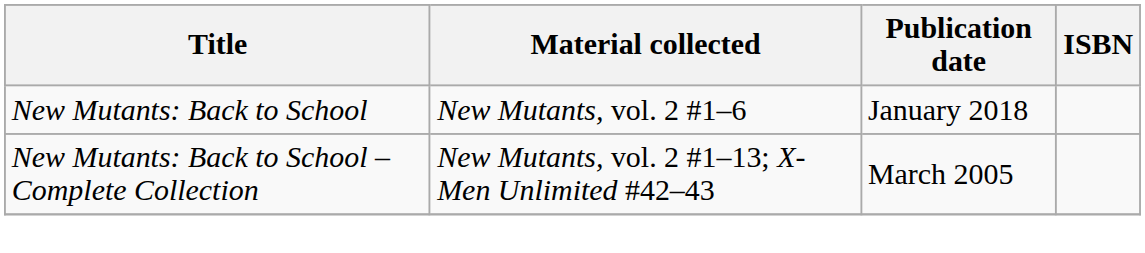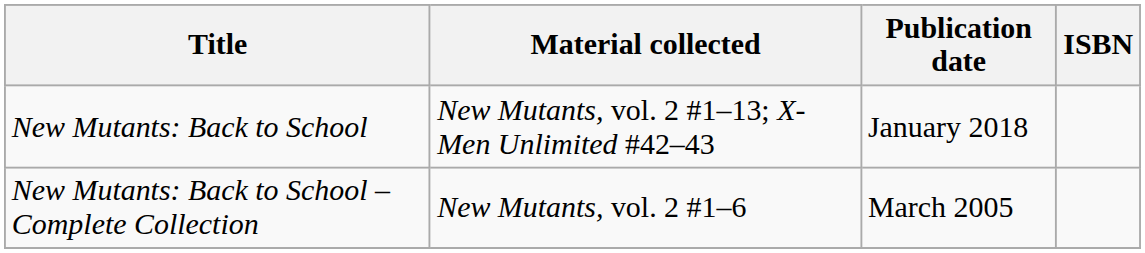(592, 109) New Mutants, vol. 2 #1–6 -> (621, 126) New Mutants, vol. 2 #1–13; X-Men Unlimited #42–43
(621, 173) New Mutants, vol. 2 #1–13; X-Men Unlimited #42–43 -> (592, 207) New Mutants, vol. 2 #1–6
